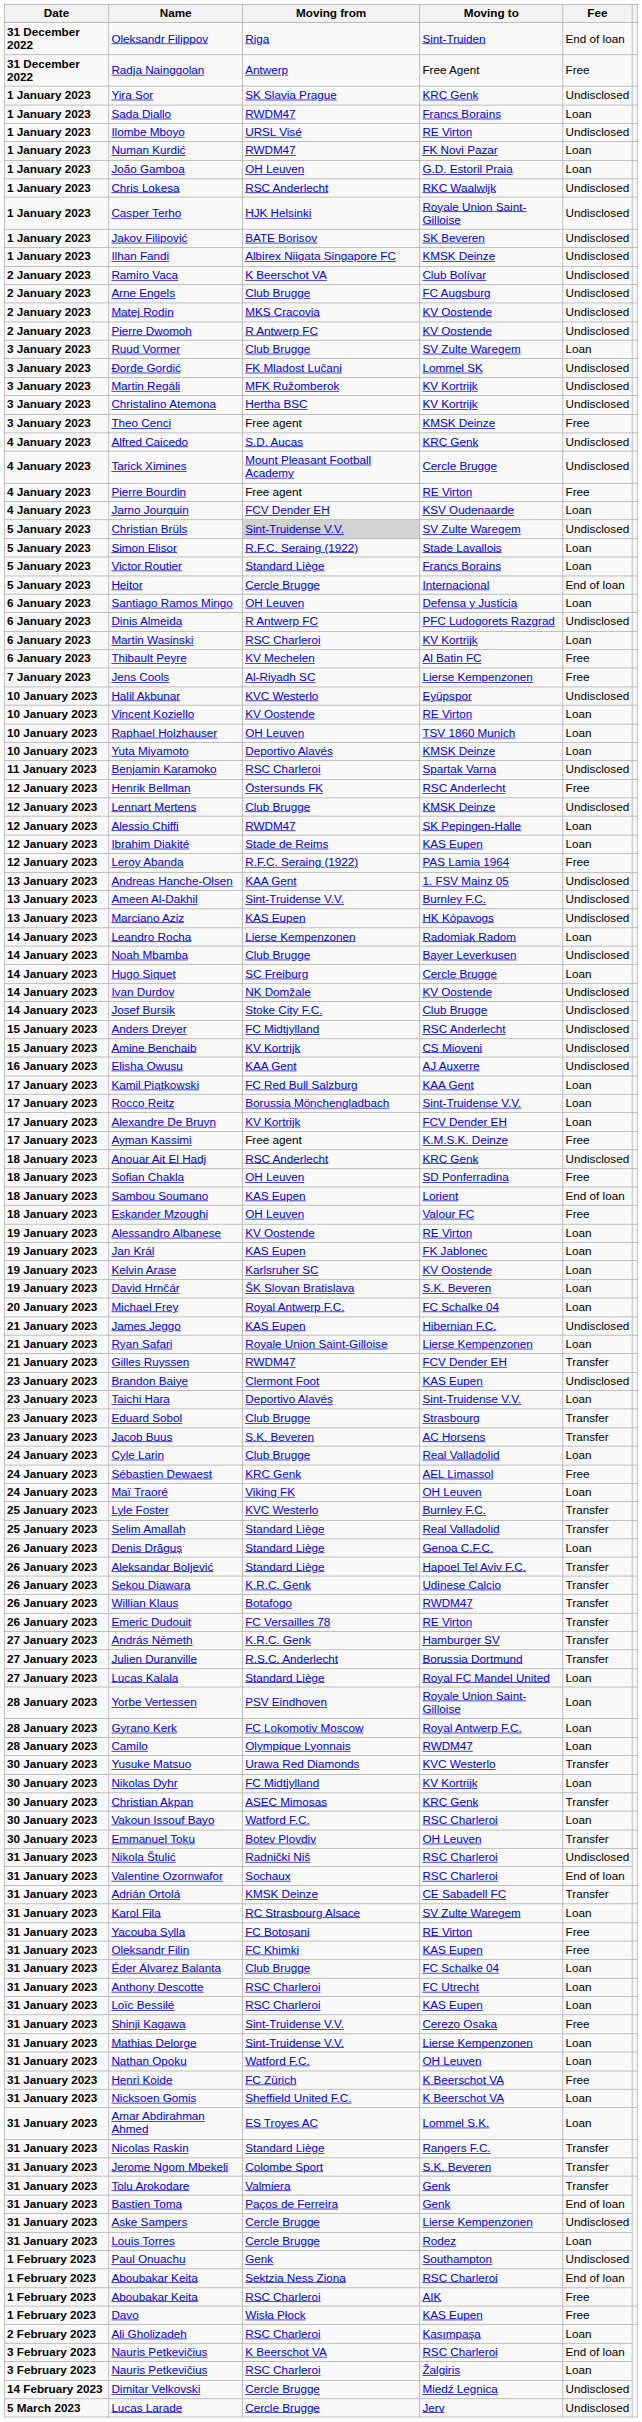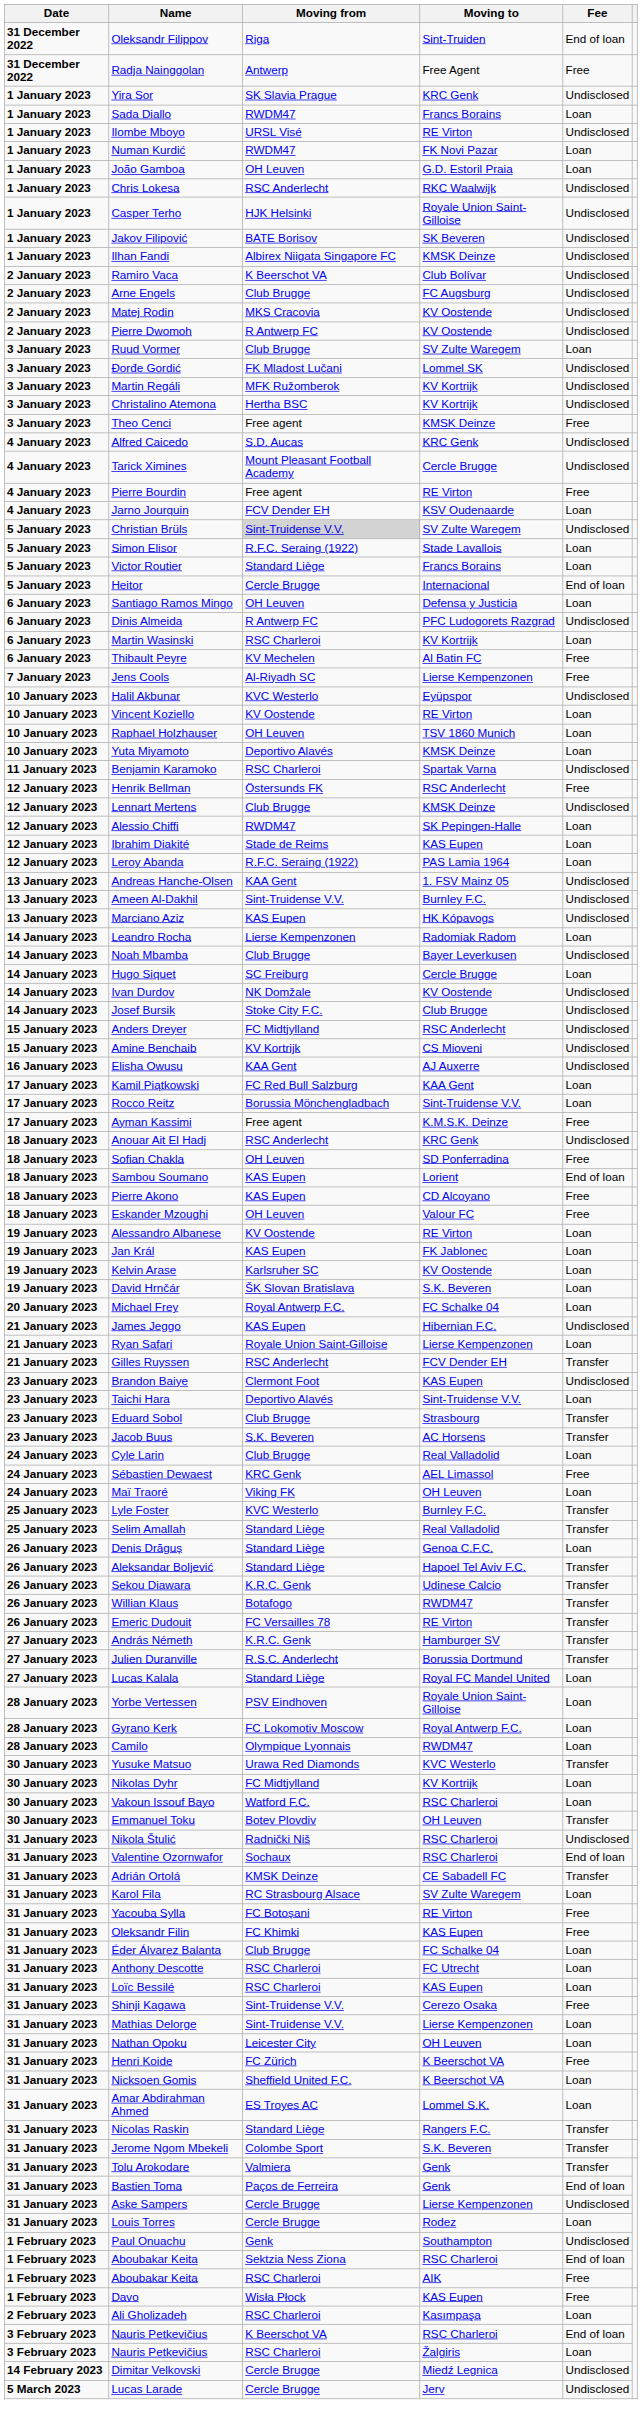(578, 862) Free -> (579, 862) Loan
- row: (164, 1122)
+ row: (145, 1196)
(270, 1362) RWDM47 -> (287, 1362) RSC Anderlecht
- row: (152, 1802)
(277, 2061) Watford F.C. -> (281, 2042) Leicester City
